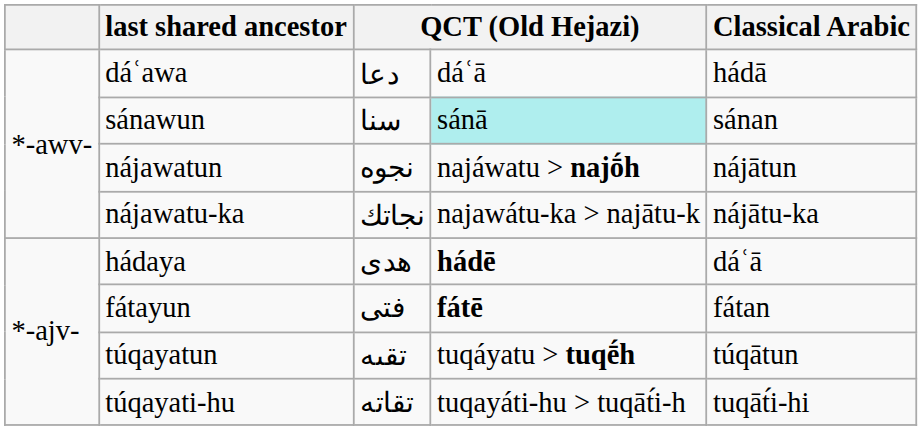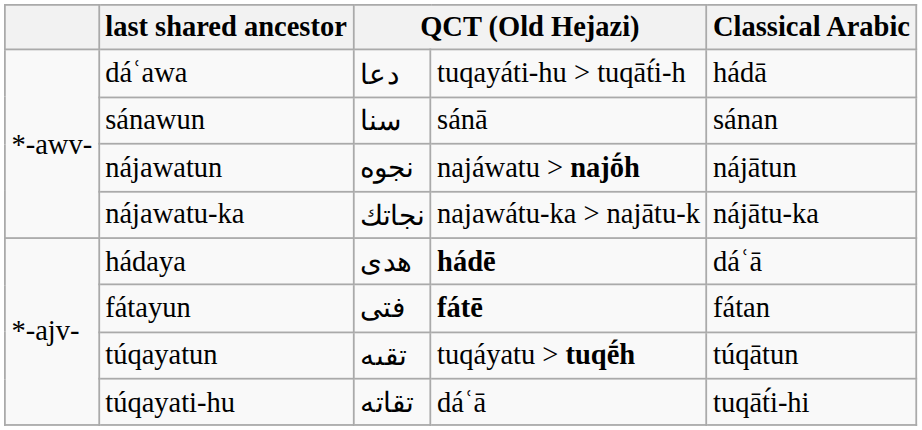(462, 73) dáʿā -> (561, 73) tuqayáti-hu > tuqāt́i-h
(462, 120) paleturquoise background -> (462, 120) no background
(561, 401) tuqayáti-hu > tuqāt́i-h -> (462, 401) dáʿā
